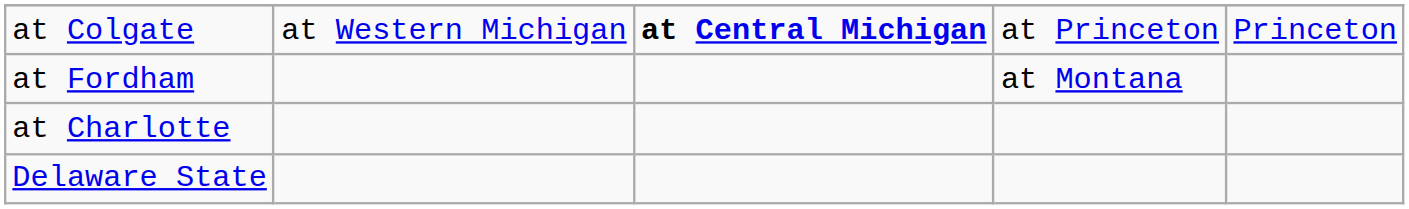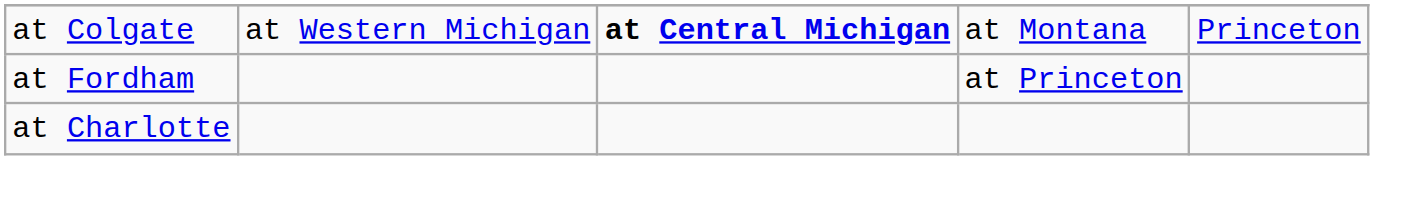(1110, 30) at Princeton -> (1055, 30) at Montana
(1092, 79) at Montana -> (1074, 79) at Princeton
- row: (140, 178)
